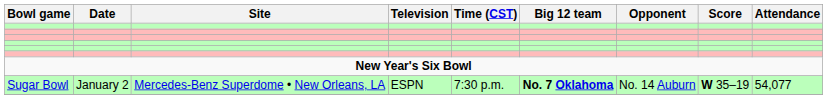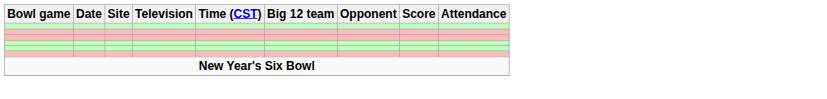- row: (38, 85)
